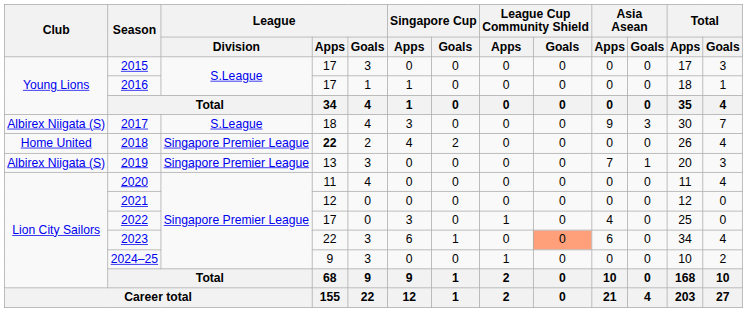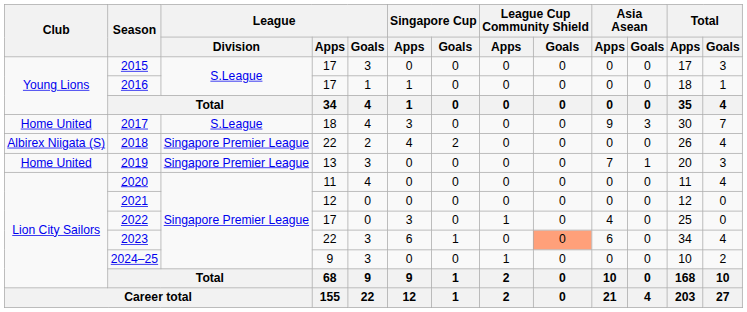(56, 124) Albirex Niigata (S) -> (56, 124) Home United
(56, 143) Home United -> (56, 143) Albirex Niigata (S)
(330, 143) bold -> (330, 143) normal
(56, 162) Albirex Niigata (S) -> (56, 162) Home United
